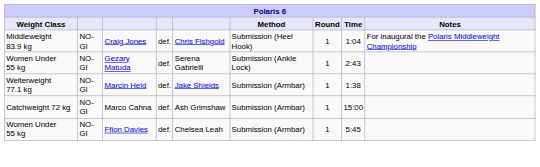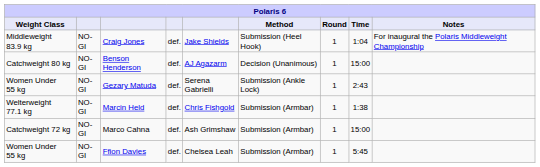(200, 41) Chris Fishgold -> (207, 41) Jake Shields
+ row: (122, 63)
(197, 85) Jake Shields -> (210, 107) Chris Fishgold
